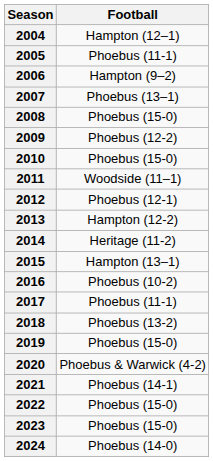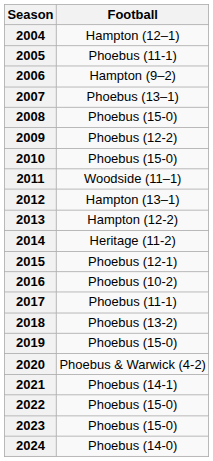(133, 199) Phoebus (12-1) -> (133, 199) Hampton (13–1)
(133, 261) Hampton (13–1) -> (133, 261) Phoebus (12-1)
